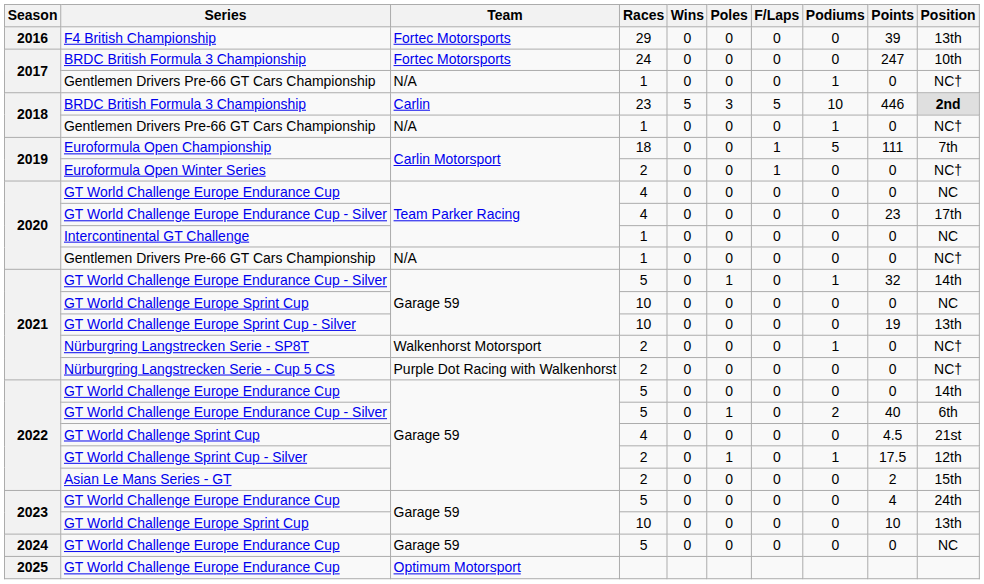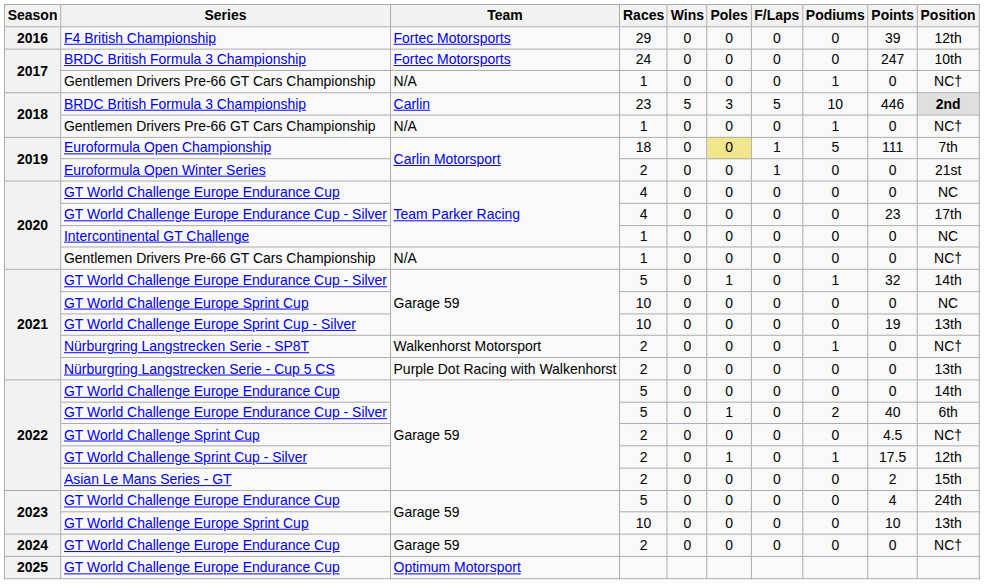(948, 38) 13th -> (948, 38) 12th
(729, 148) no background -> (729, 148) khaki background
(948, 170) NC† -> (948, 170) 21st
(948, 369) NC† -> (948, 369) 13th
(644, 435) 4 -> (644, 435) 2
(948, 435) 21st -> (948, 435) NC†
(644, 546) 5 -> (644, 546) 2
(948, 546) NC -> (948, 546) NC†
